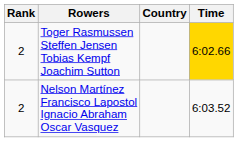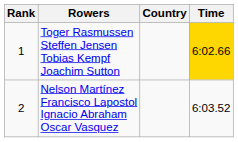(21, 51) 2 -> (21, 51) 1
